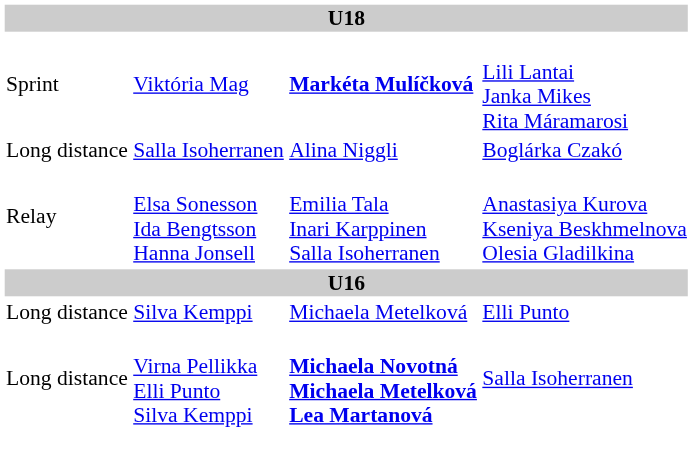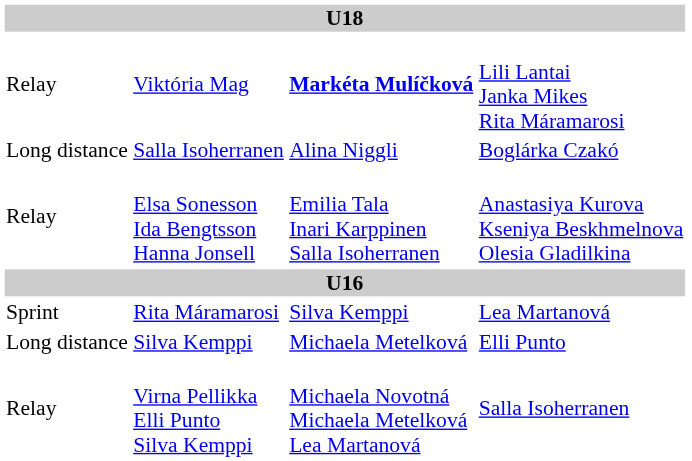(32, 84) Sprint -> (31, 84) Relay
+ row: (206, 312)
(67, 378) Long distance -> (31, 408) Relay
(383, 390) bold -> (378, 420) normal
